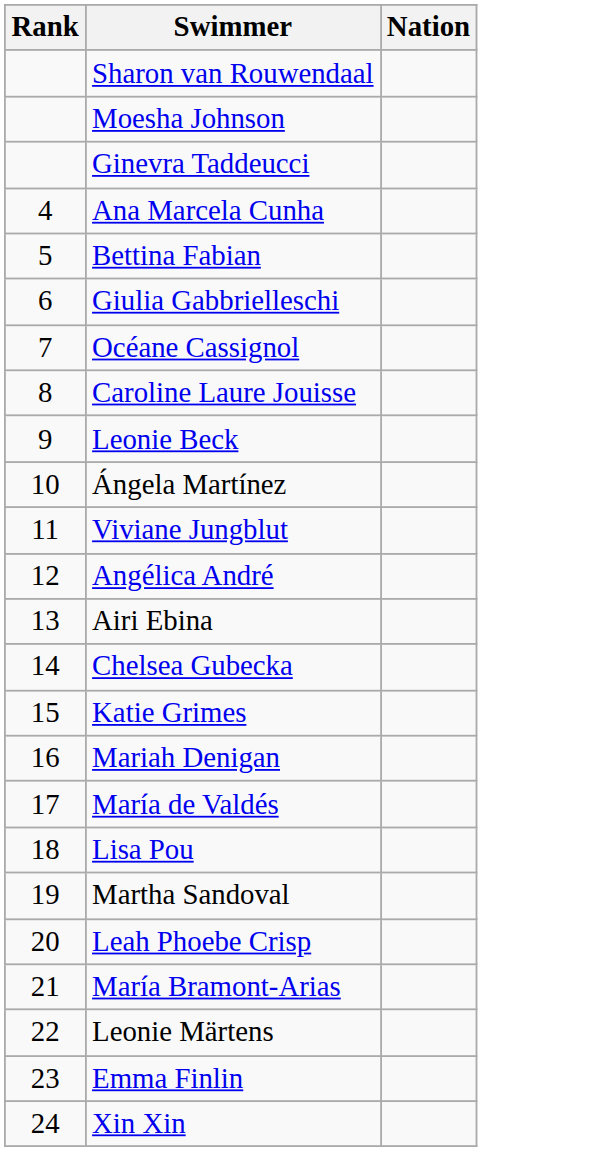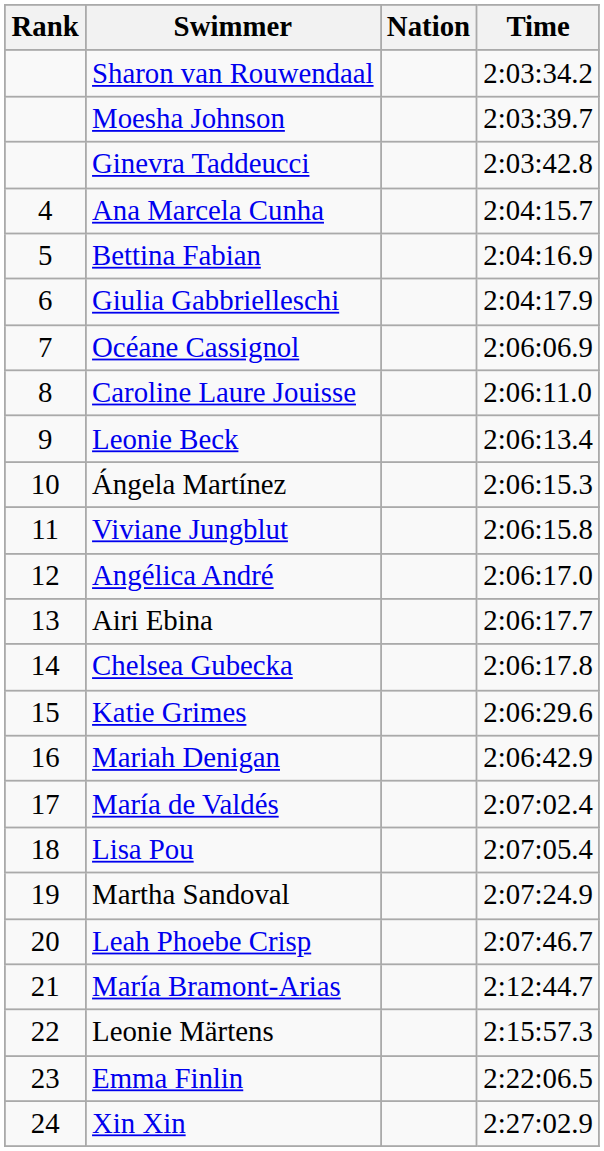+ column: (538, 27)
